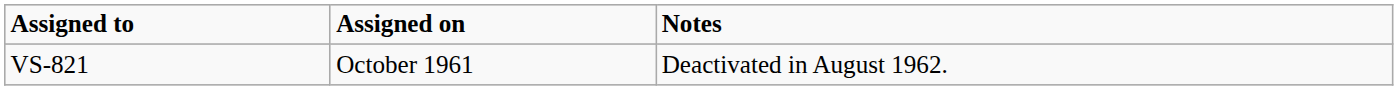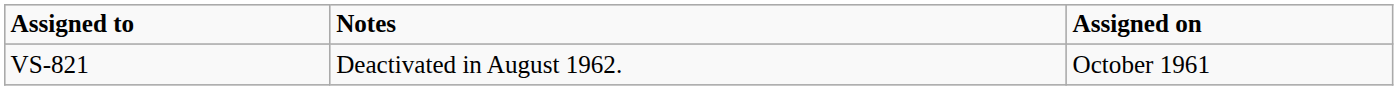columns swapped: (401, 24) <-> (692, 24)
